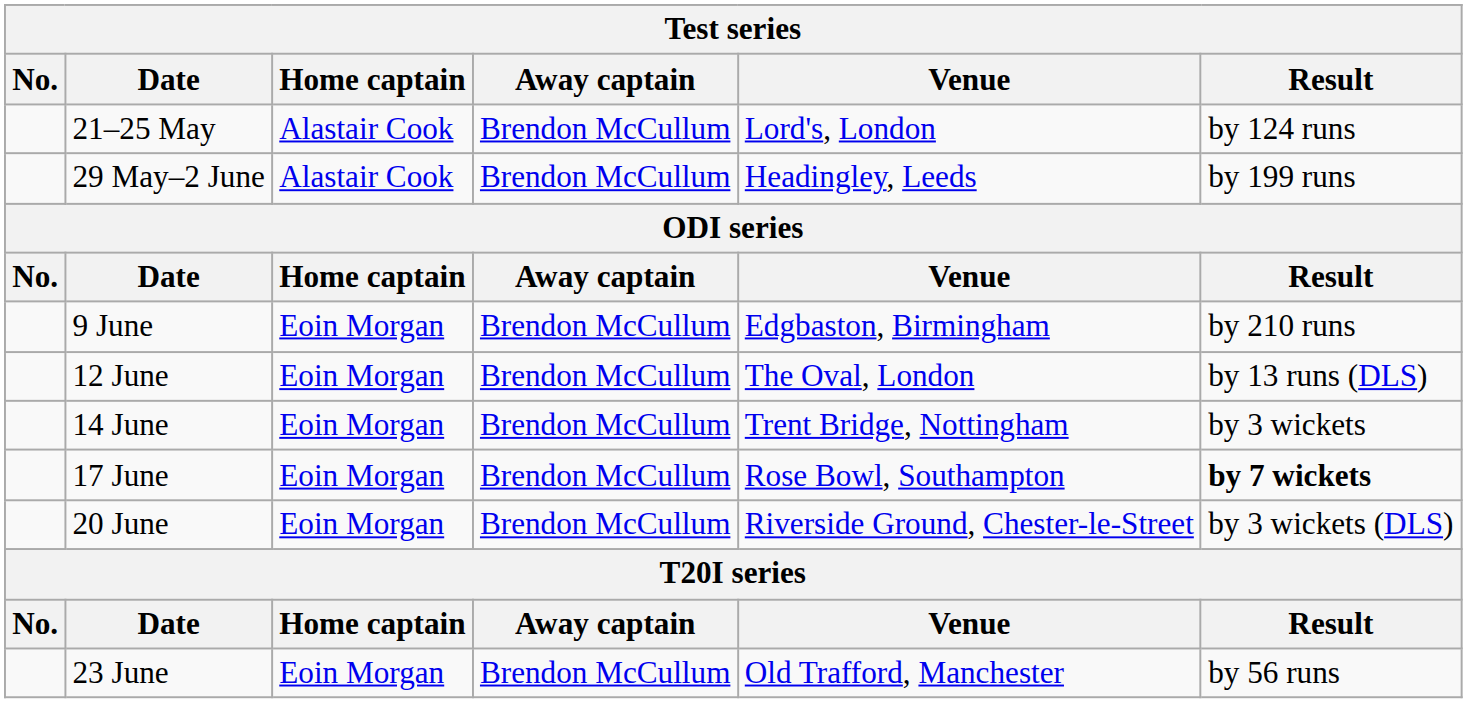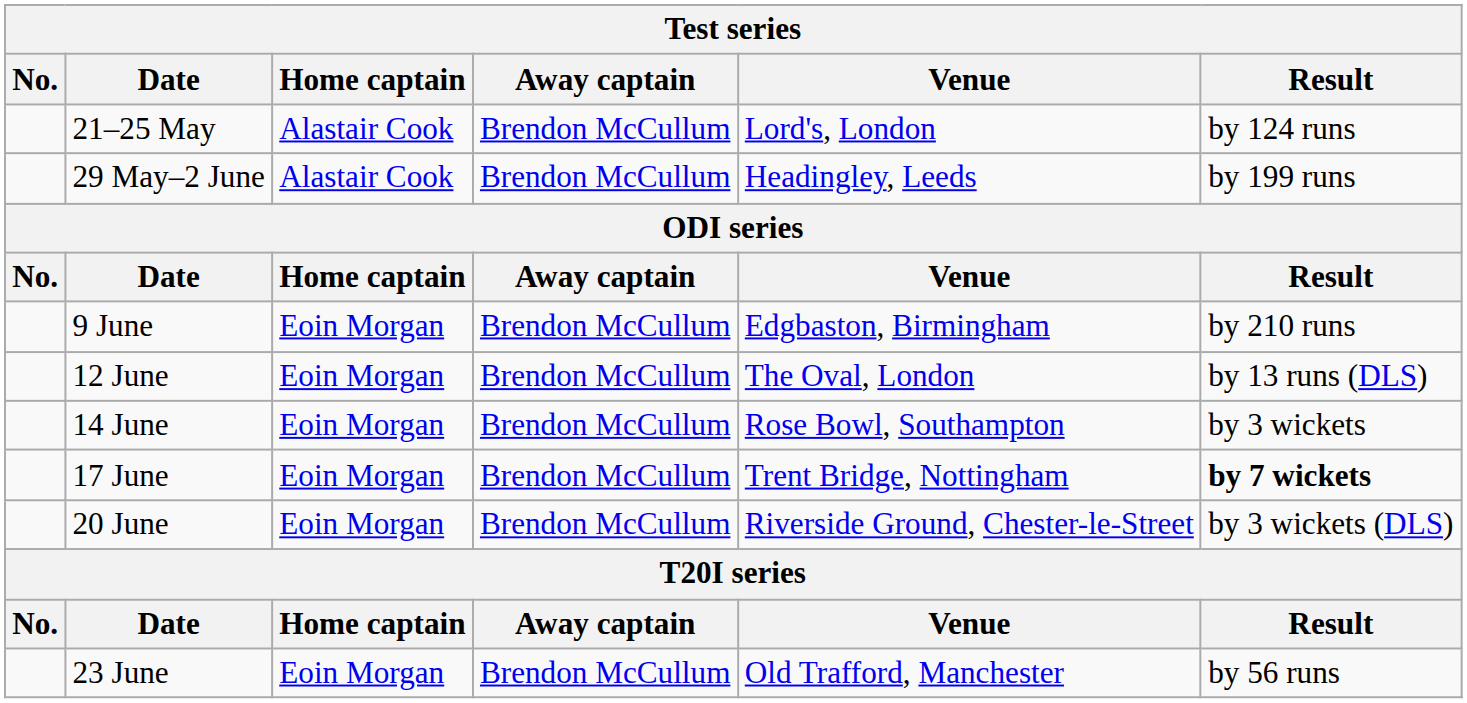(907, 425) Trent Bridge, Nottingham -> (905, 425) Rose Bowl, Southampton
(905, 474) Rose Bowl, Southampton -> (907, 474) Trent Bridge, Nottingham
